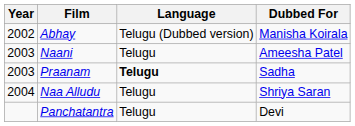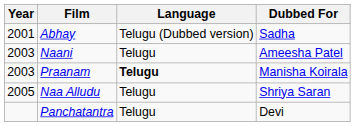(21, 33) 2002 -> (21, 33) 2001
(303, 33) Manisha Koirala -> (277, 33) Sadha
(277, 72) Sadha -> (303, 72) Manisha Koirala
(21, 92) 2004 -> (21, 92) 2005
